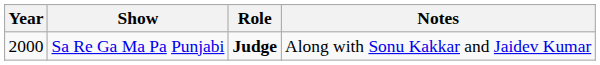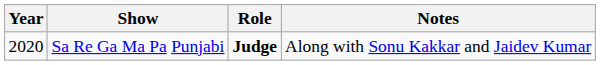(26, 45) 2000 -> (26, 45) 2020
